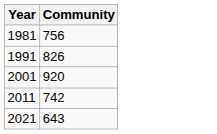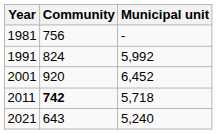+ column: (165, 14)
(54, 56) 826 -> (54, 56) 824
(54, 98) normal -> (54, 98) bold
